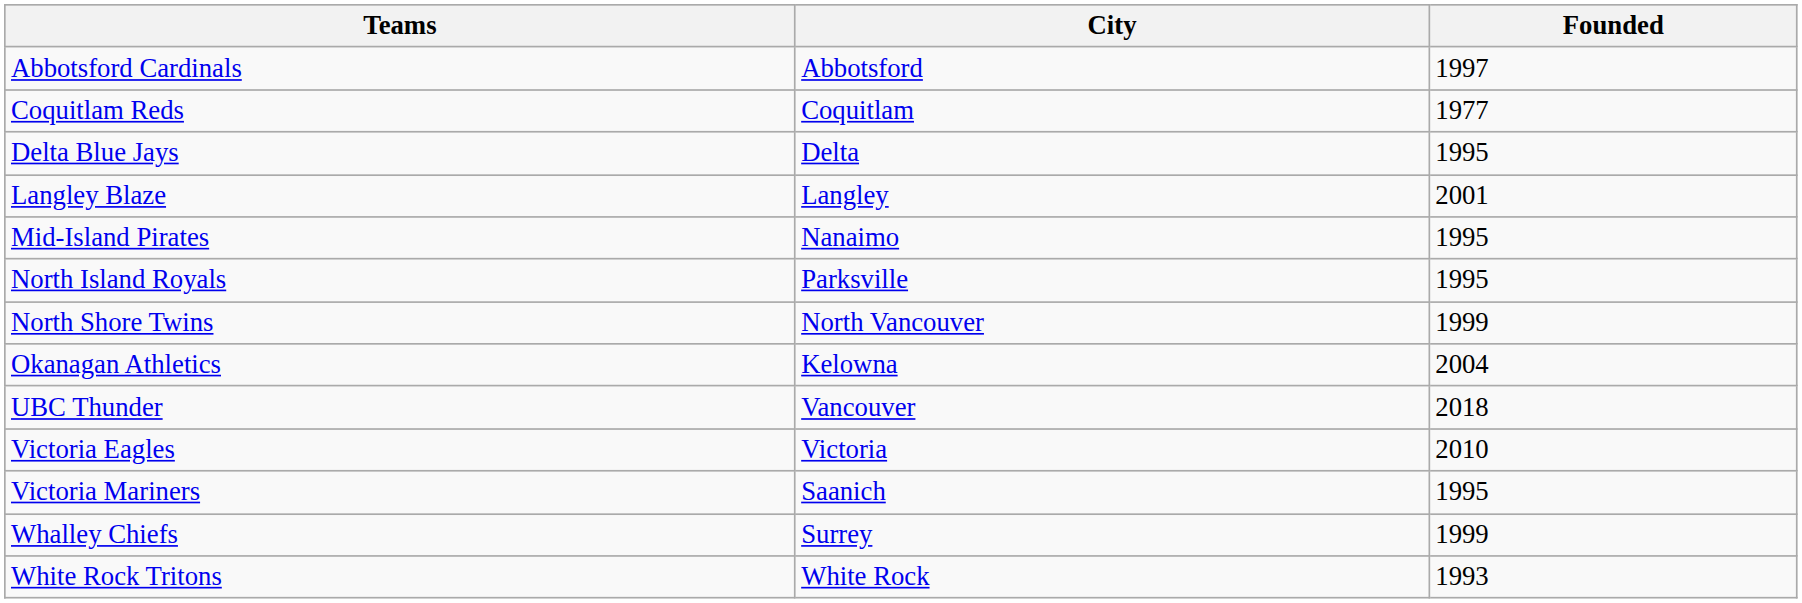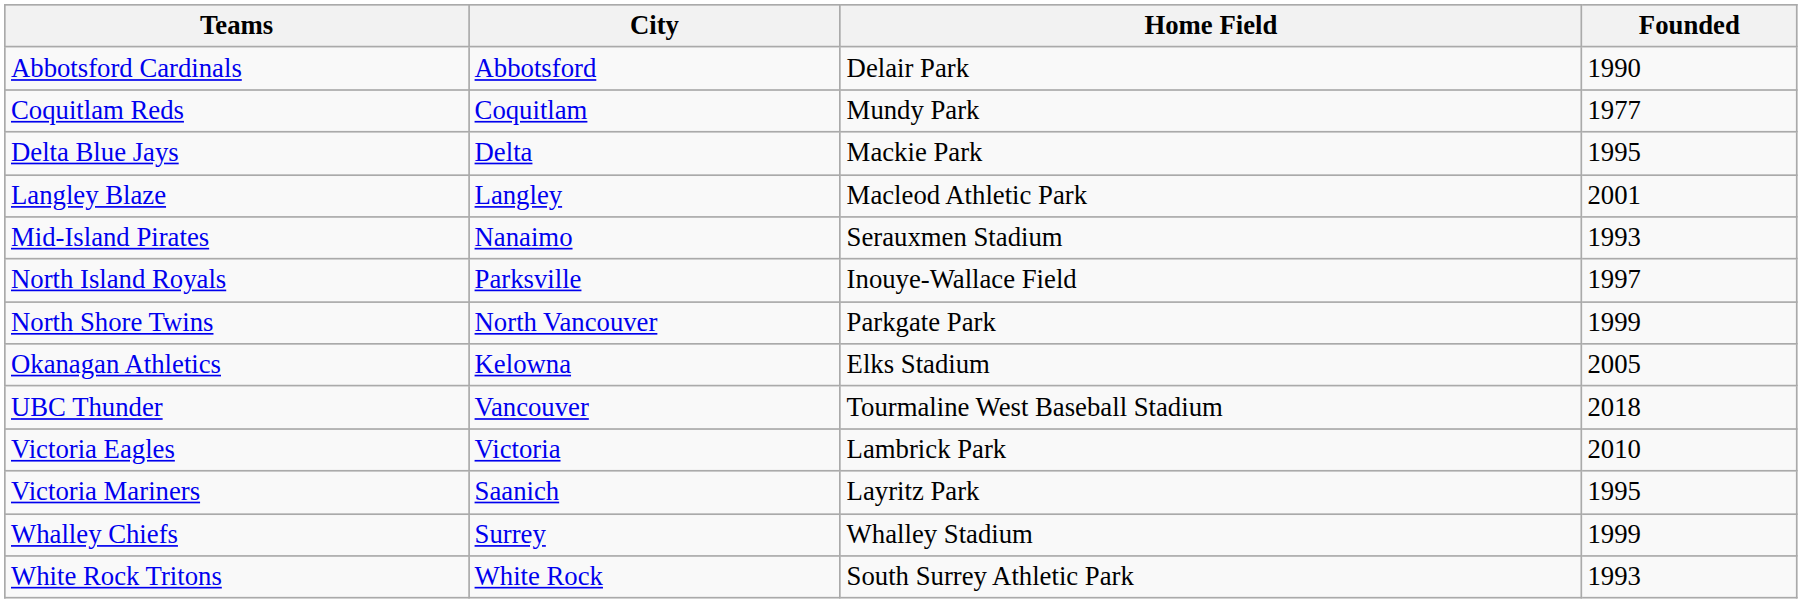+ column: (1211, 25)
(1462, 68) 1997 -> (1614, 68) 1990
(1462, 237) 1995 -> (1614, 237) 1993
(1462, 279) 1995 -> (1614, 279) 1997
(1462, 364) 2004 -> (1614, 364) 2005
